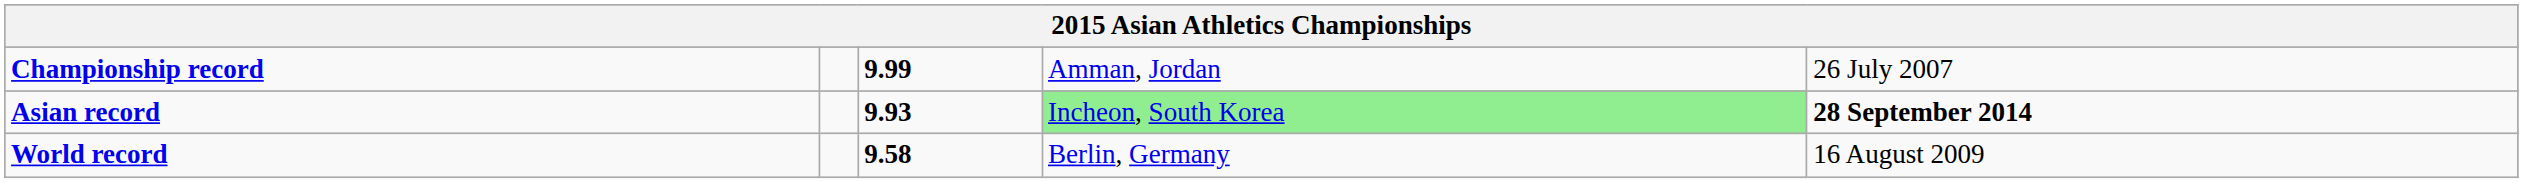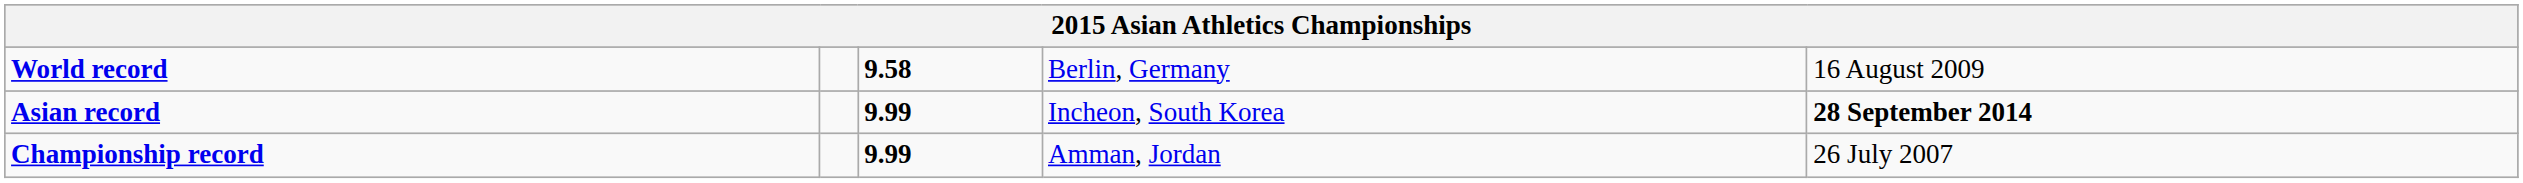rows swapped: (89, 154) <-> (137, 68)
(888, 111) 9.93 -> (888, 111) 9.99
(1166, 111) lightgreen background -> (1166, 111) no background
